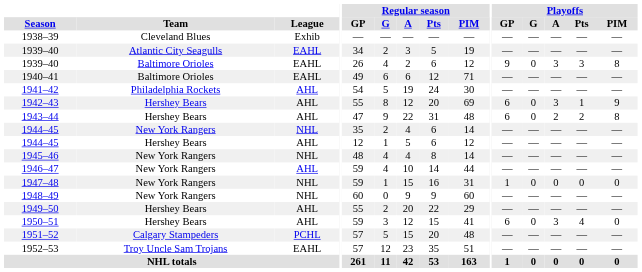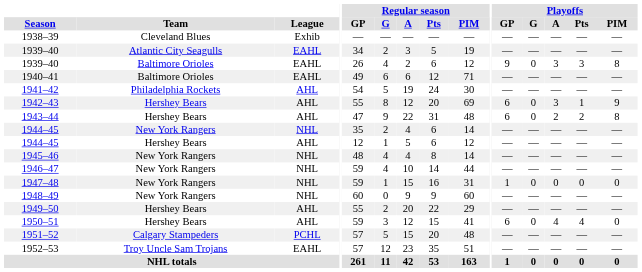(307, 169) AHL -> (307, 169) NHL
(556, 221) 3 -> (556, 221) 4
